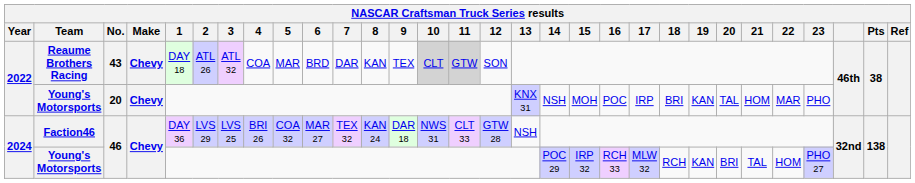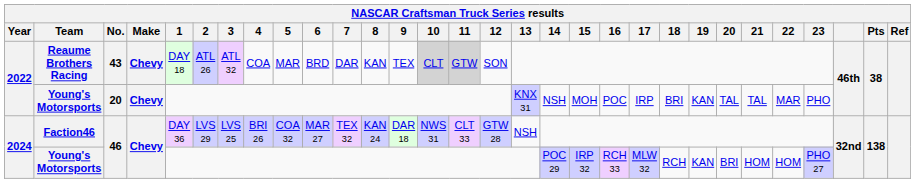(757, 100) HOM -> (757, 100) TAL
(757, 163) TAL -> (757, 163) HOM
